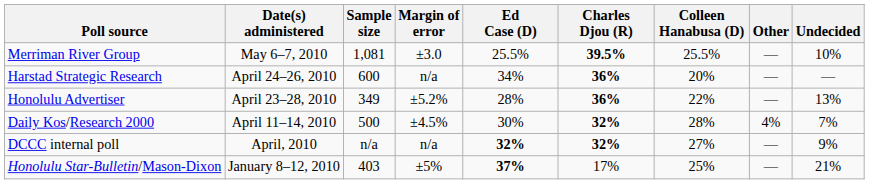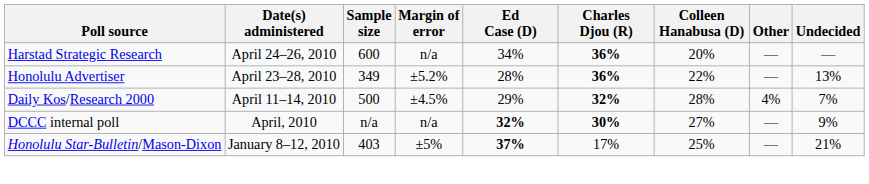- row: (74, 54)
(511, 122) 30% -> (511, 99) 29%
(606, 144) 32% -> (606, 122) 30%
